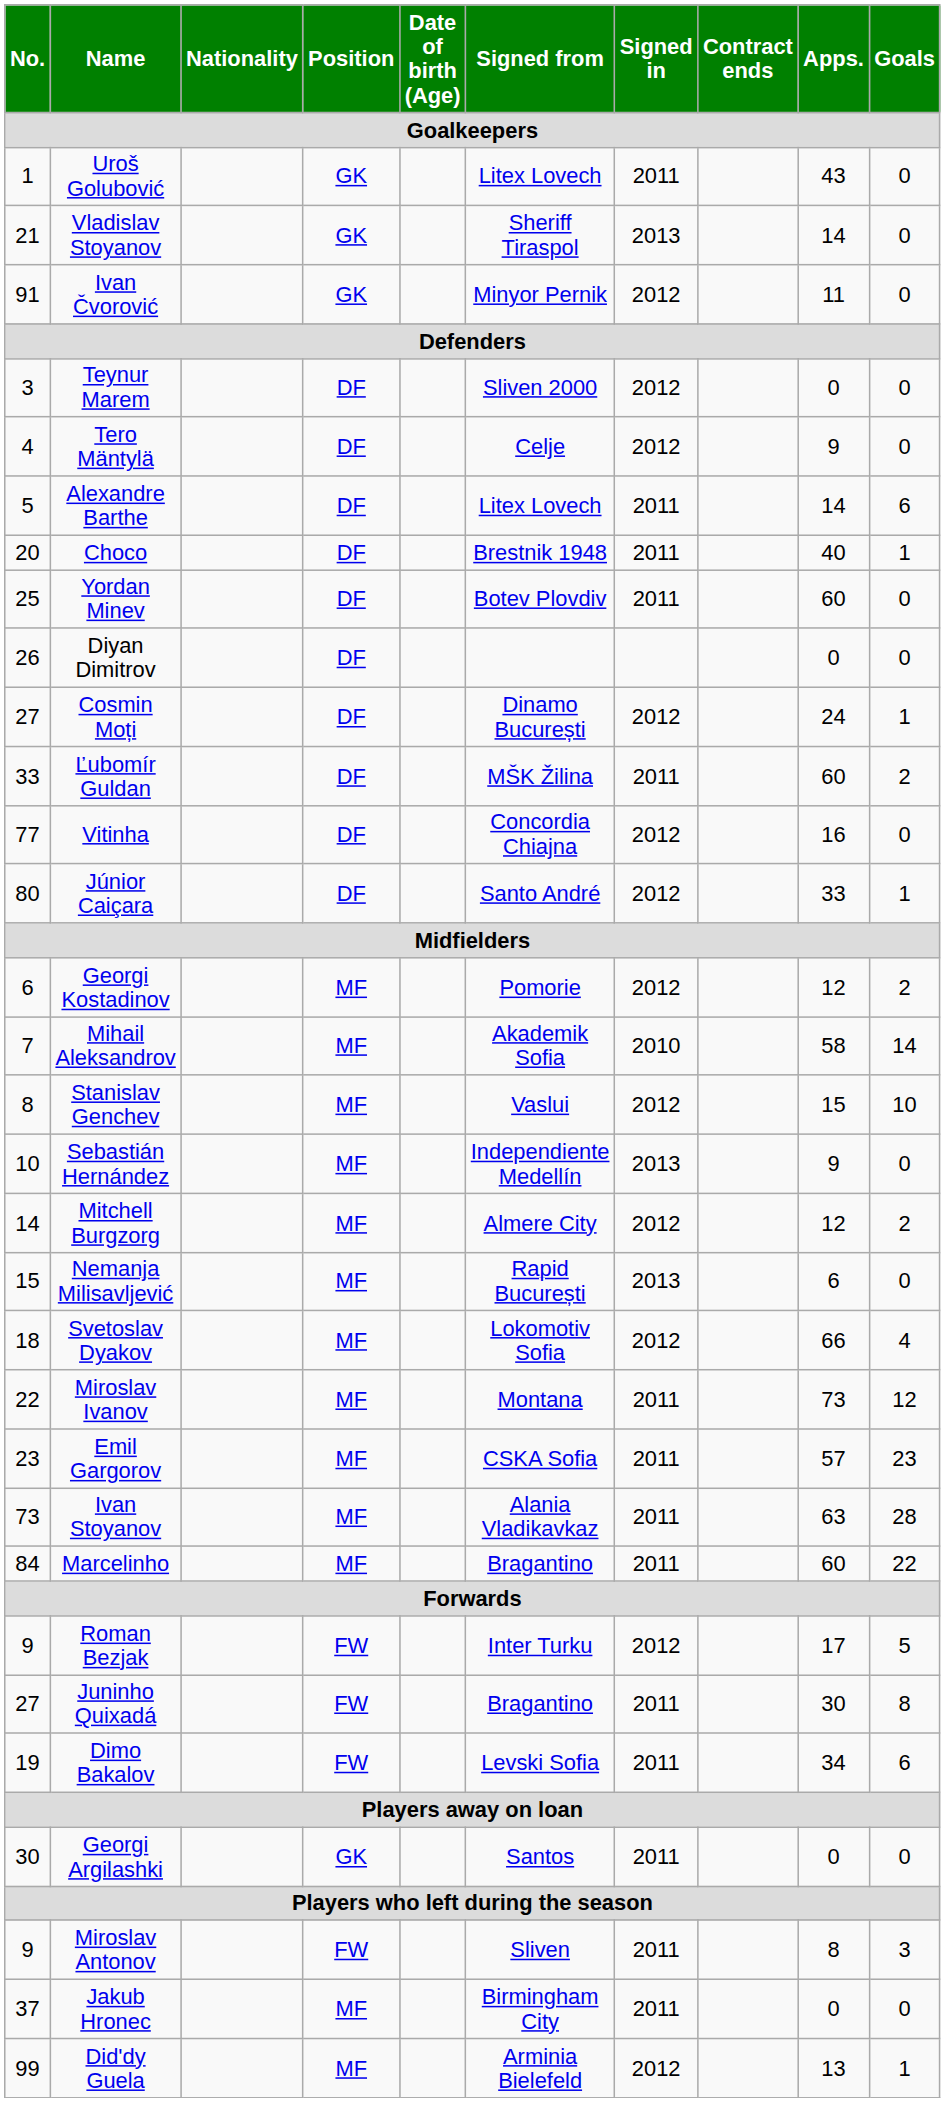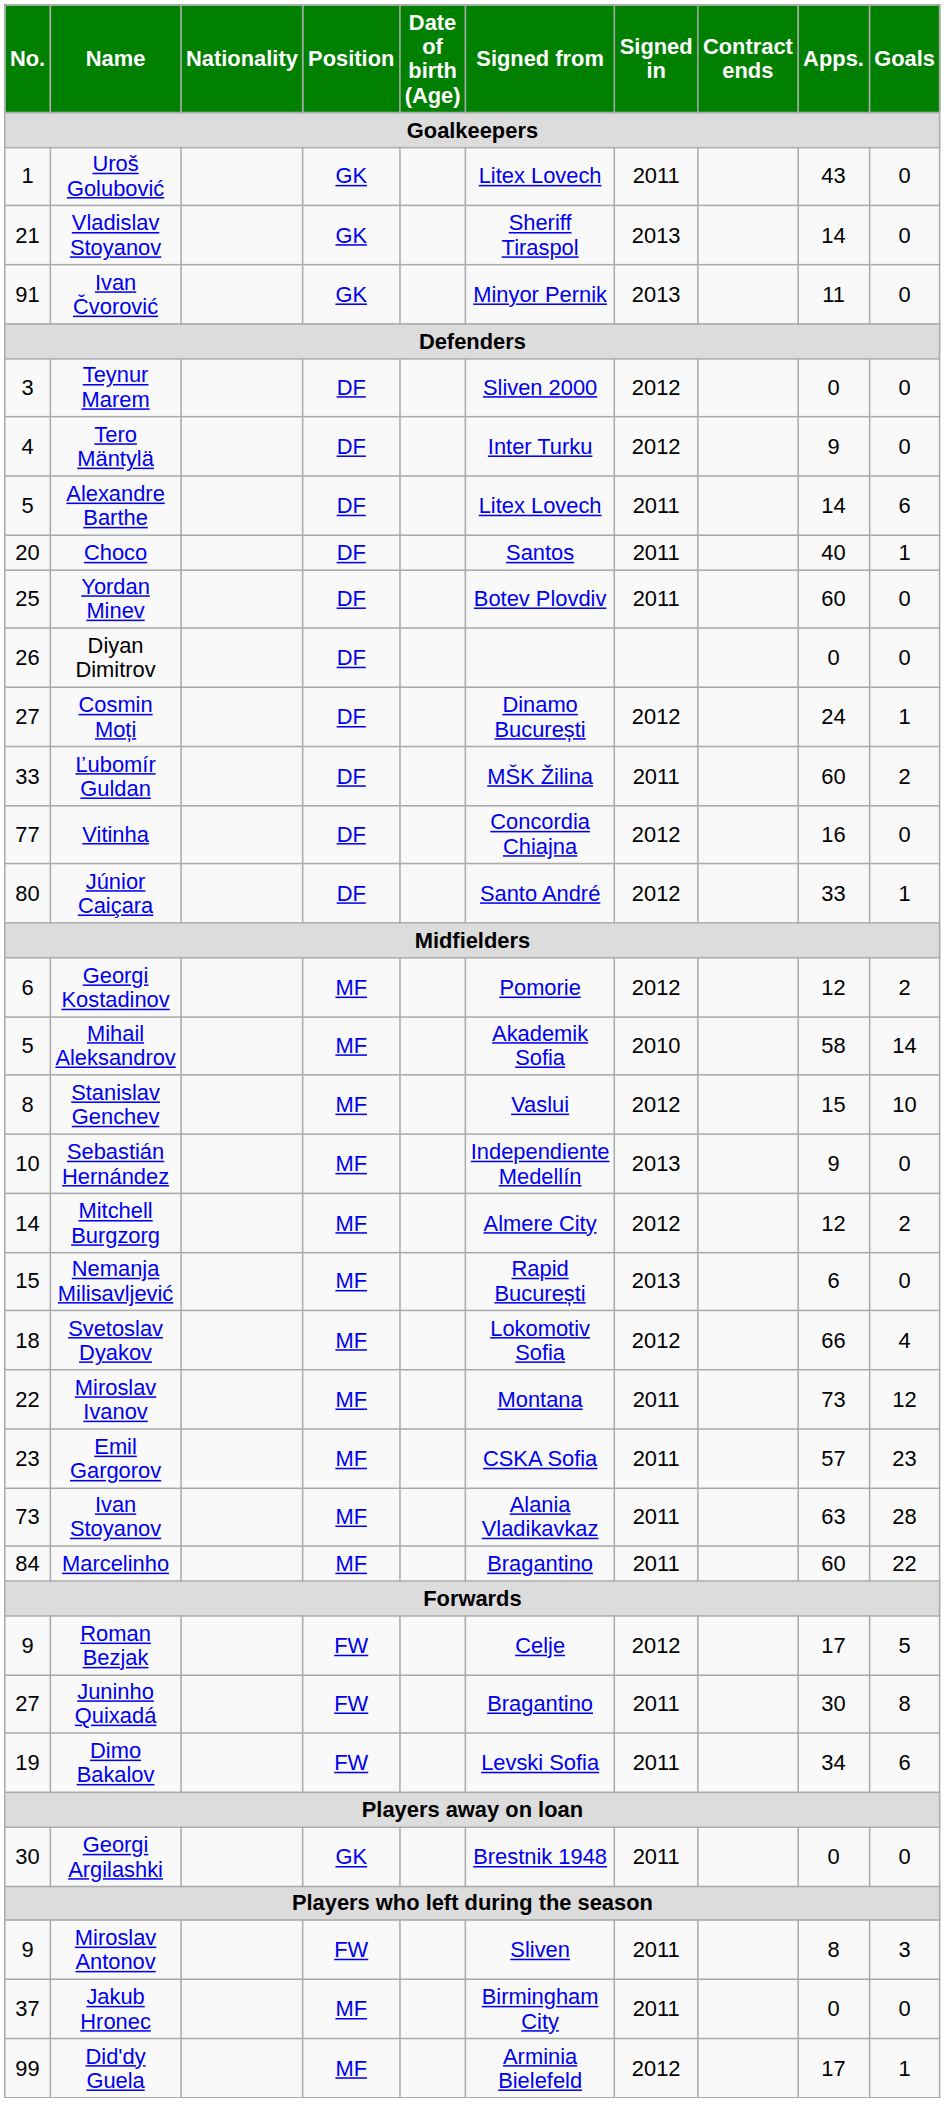(656, 295) 2012 -> (656, 295) 2013
(540, 447) Celje -> (540, 447) Inter Turku
(540, 553) Brestnik 1948 -> (540, 553) Santos
(28, 1046) 7 -> (28, 1046) 5
(540, 1645) Inter Turku -> (540, 1645) Celje
(540, 1857) Santos -> (540, 1857) Brestnik 1948
(834, 2068) 13 -> (834, 2068) 17
